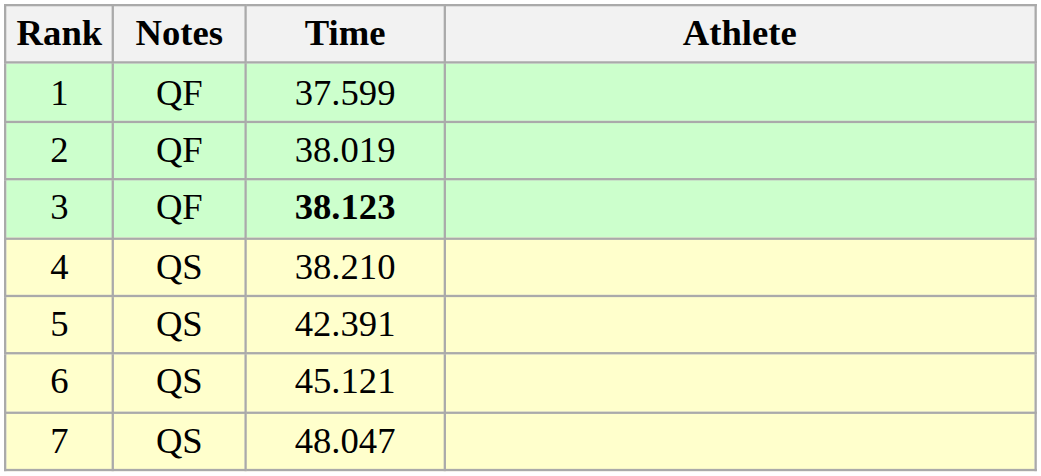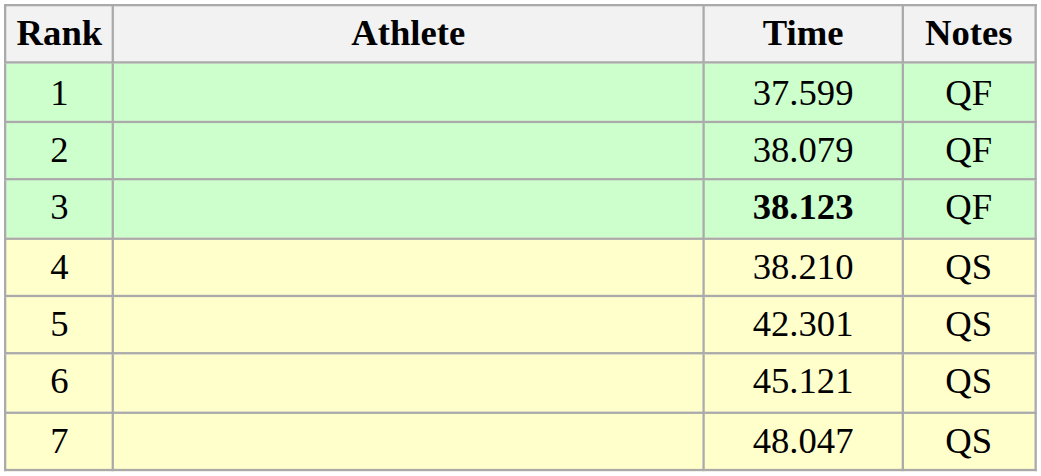columns swapped: (740, 33) <-> (179, 33)
(345, 149) 38.019 -> (803, 149) 38.079
(345, 324) 42.391 -> (803, 324) 42.301
